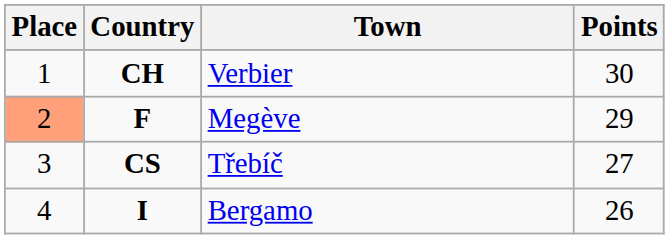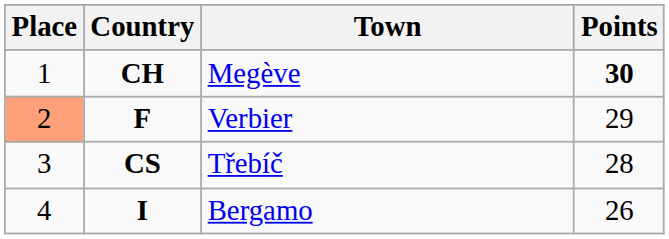(250, 73) Verbier -> (254, 73) Megève
(619, 73) normal -> (619, 73) bold
(254, 118) Megève -> (250, 118) Verbier
(619, 164) 27 -> (619, 164) 28
